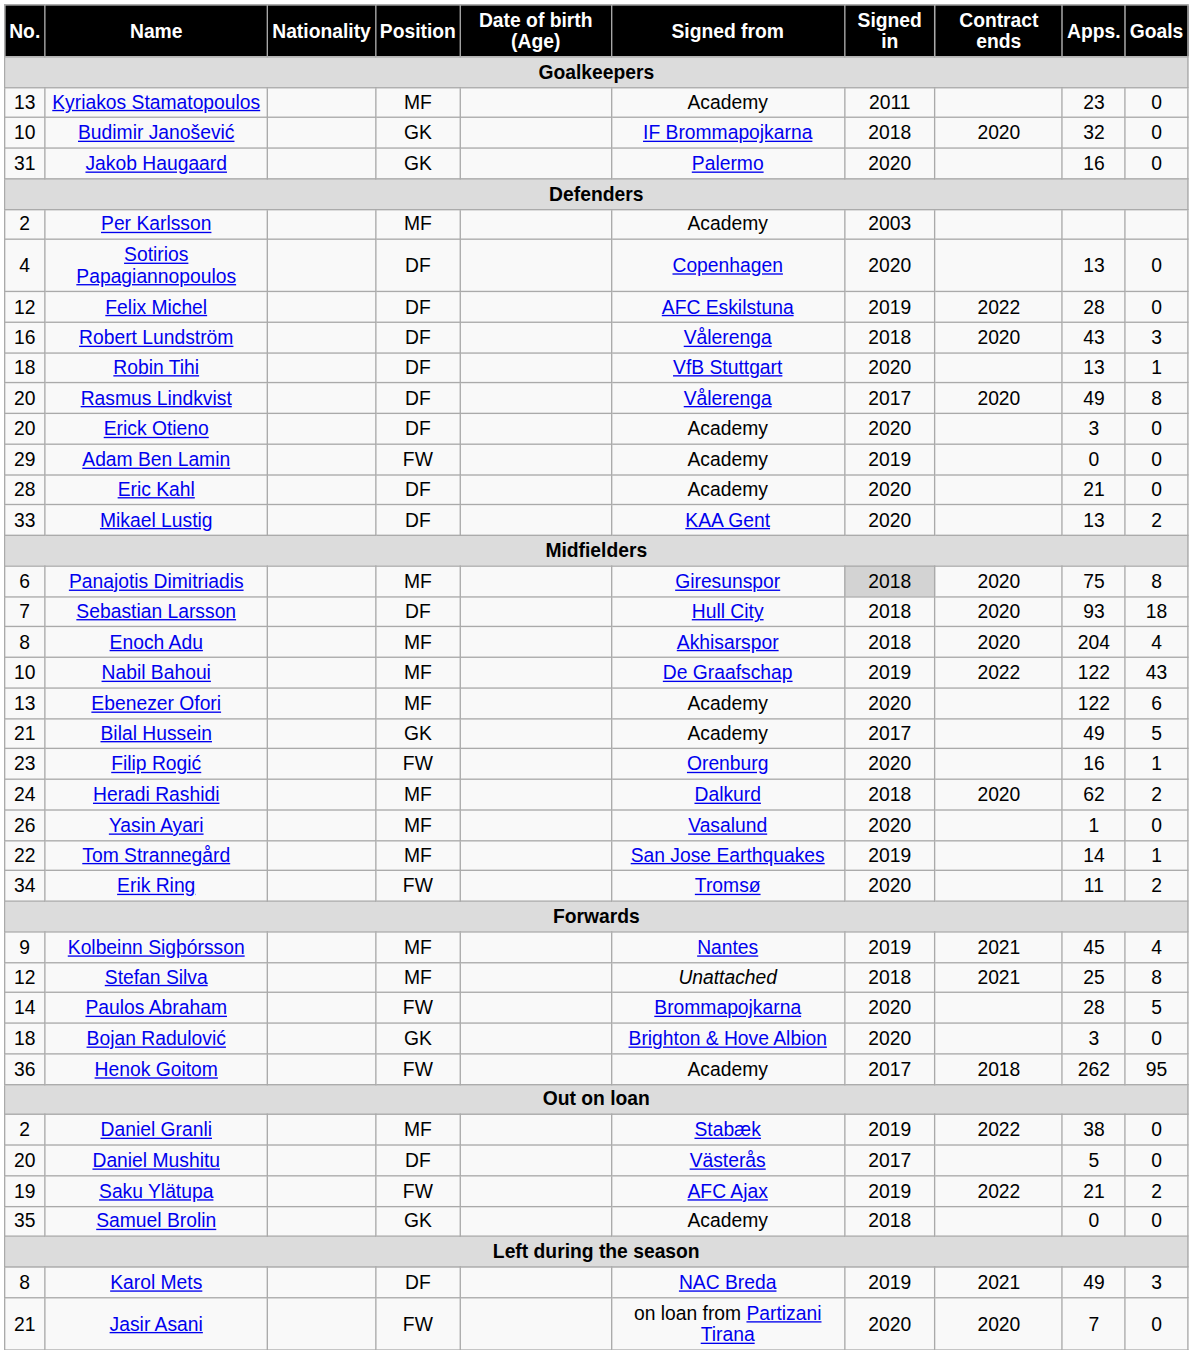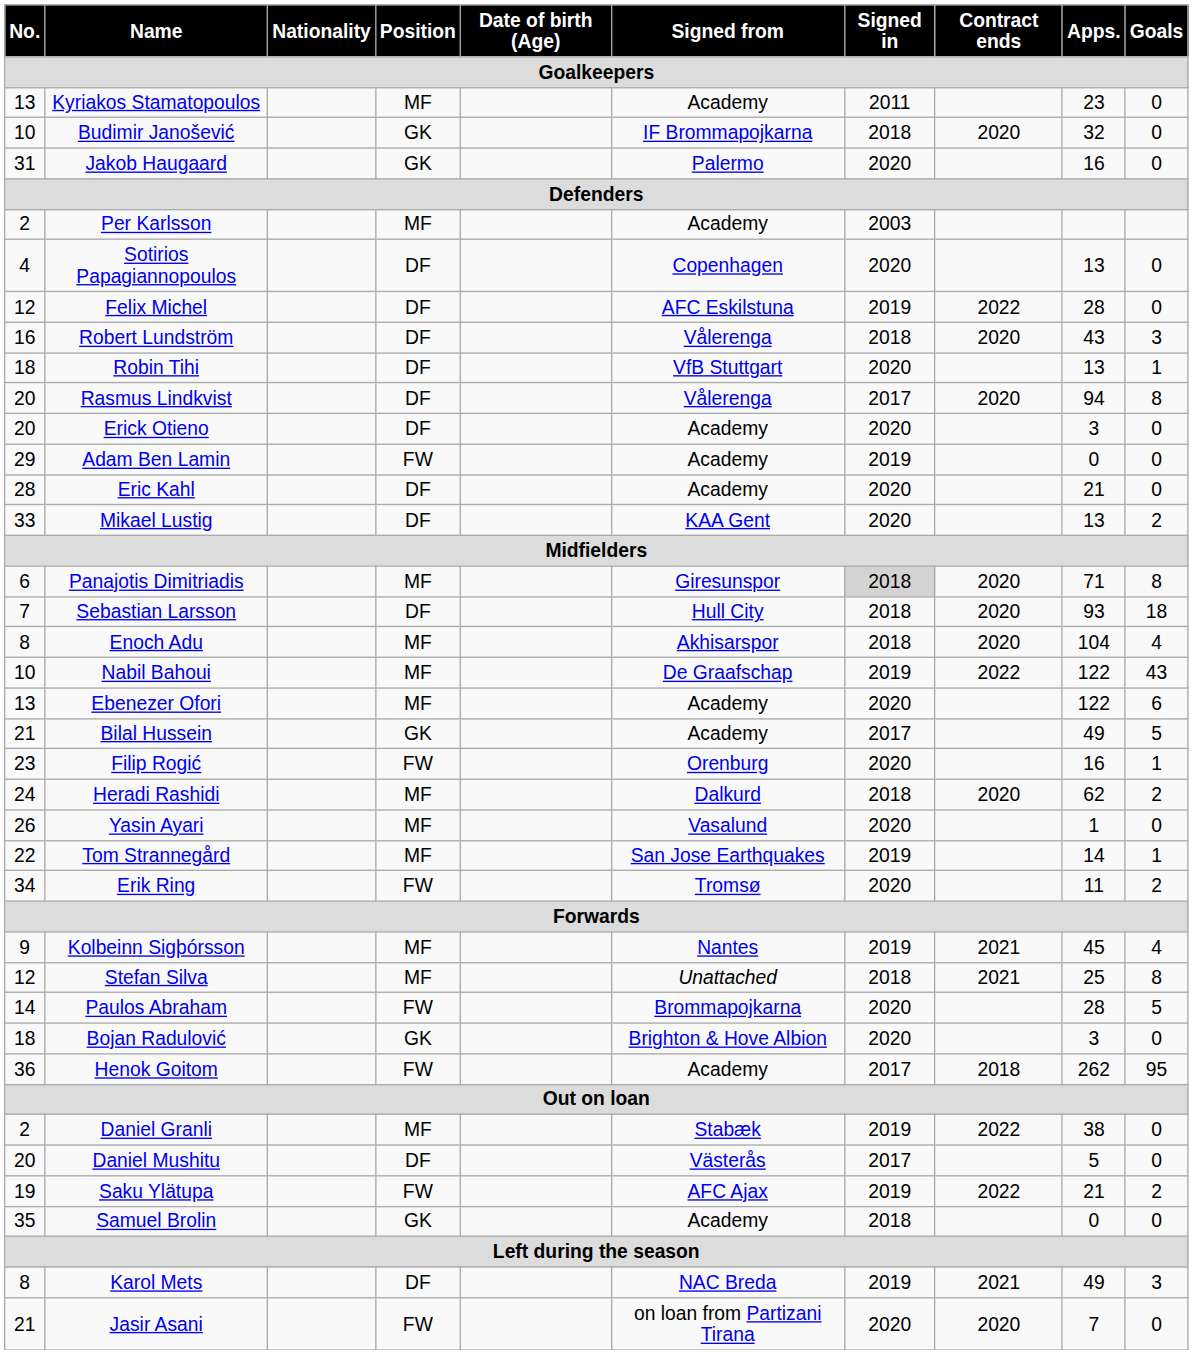(1094, 399) 49 -> (1094, 399) 94
(1094, 581) 75 -> (1094, 581) 71
(1094, 642) 204 -> (1094, 642) 104
